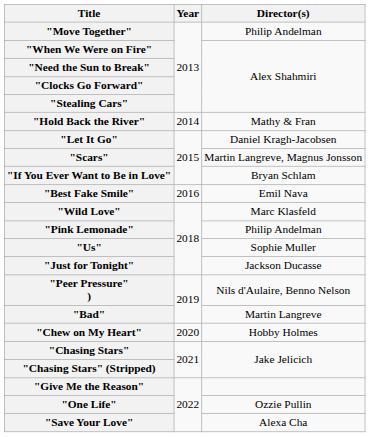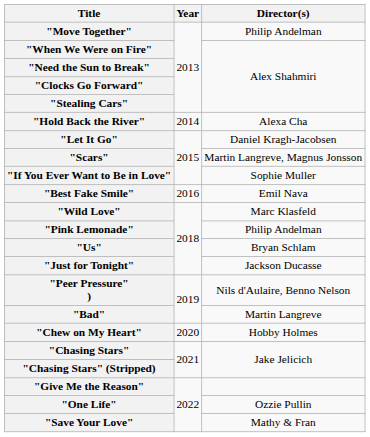(283, 121) Mathy & Fran -> (283, 121) Alexa Cha
(283, 175) Bryan Schlam -> (283, 175) Sophie Muller
(283, 247) Sophie Muller -> (283, 247) Bryan Schlam
(283, 422) Alexa Cha -> (283, 422) Mathy & Fran
